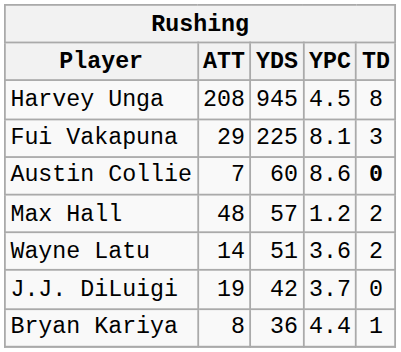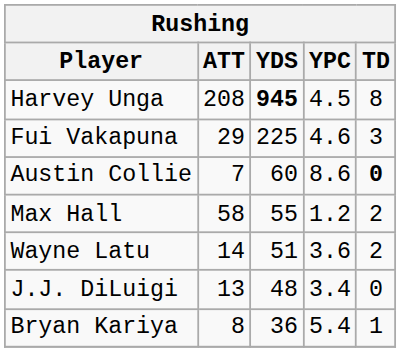(277, 100) normal -> (277, 100) bold
(330, 138) 8.1 -> (330, 138) 4.6
(231, 213) 48 -> (231, 213) 58
(284, 213) 57 -> (284, 213) 55
(231, 289) 19 -> (231, 289) 13
(284, 289) 42 -> (284, 289) 48
(330, 289) 3.7 -> (330, 289) 3.4
(330, 327) 4.4 -> (330, 327) 5.4
